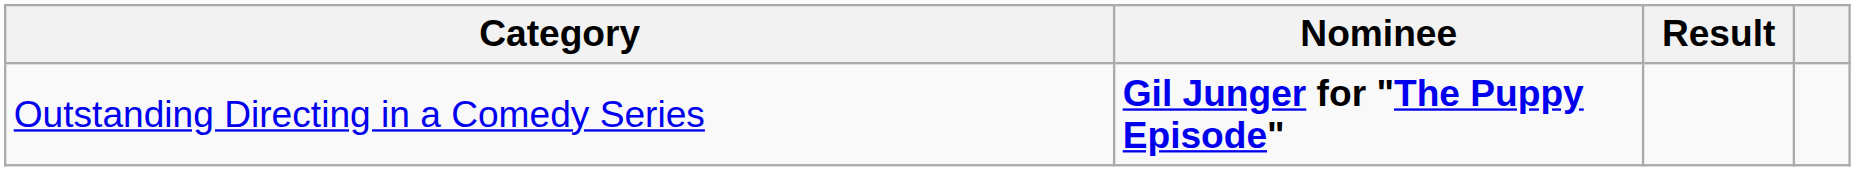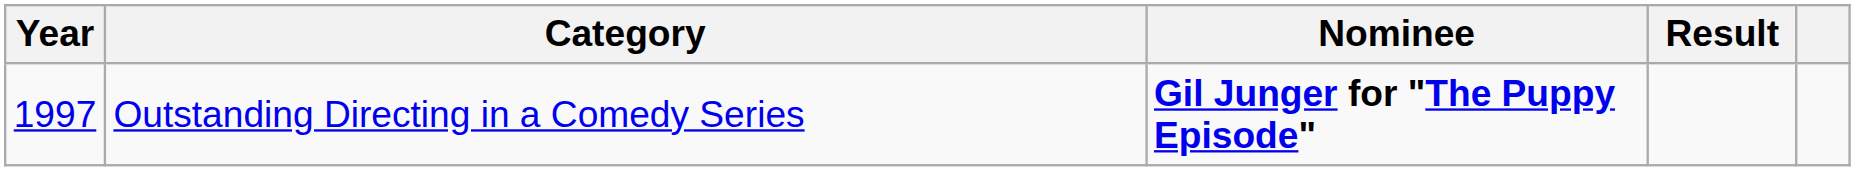+ column: (55, 33)
